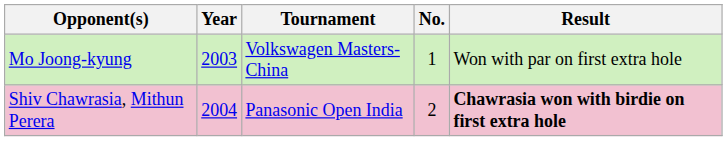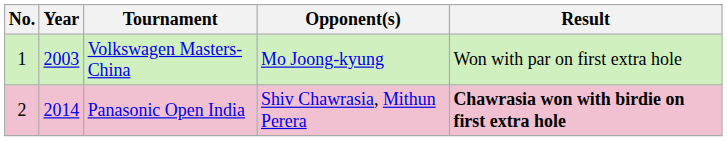columns swapped: (432, 19) <-> (101, 19)
(219, 110) 2004 -> (61, 110) 2014
